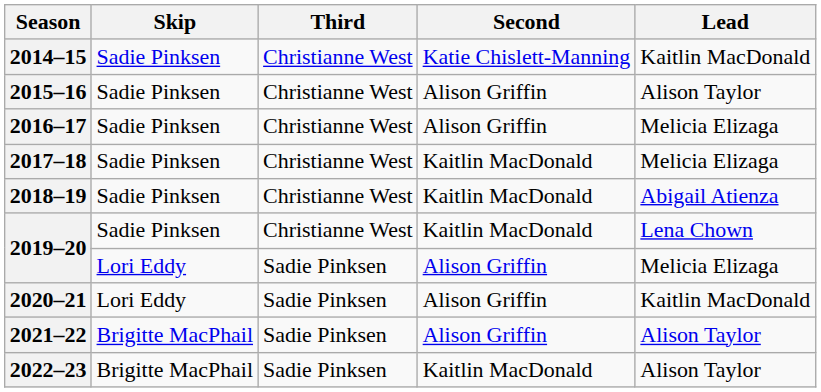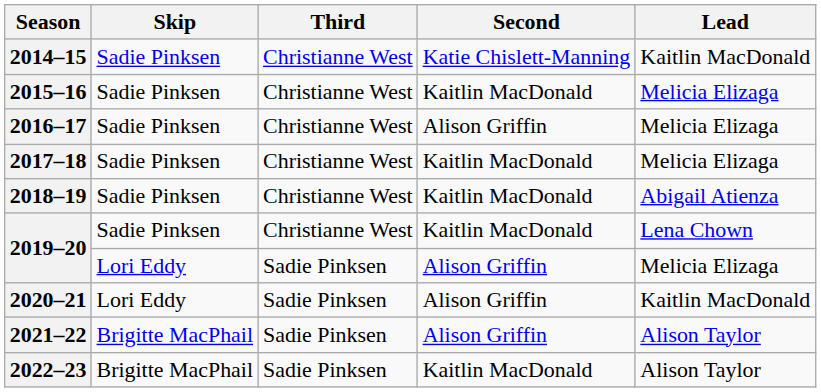(485, 91) Alison Griffin -> (508, 91) Kaitlin MacDonald
(701, 91) Alison Taylor -> (709, 91) Melicia Elizaga
